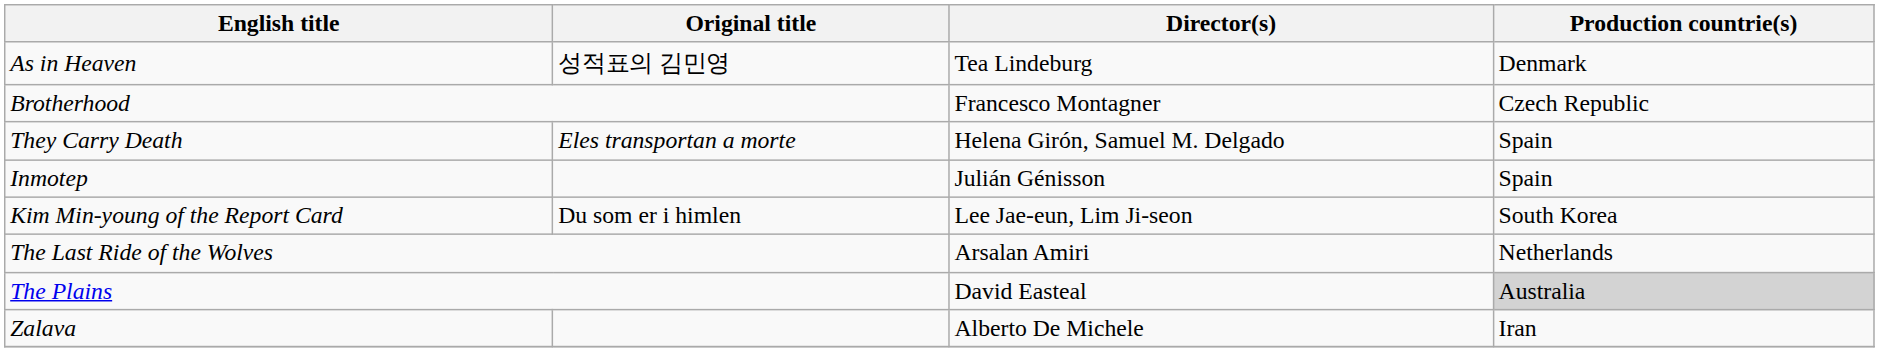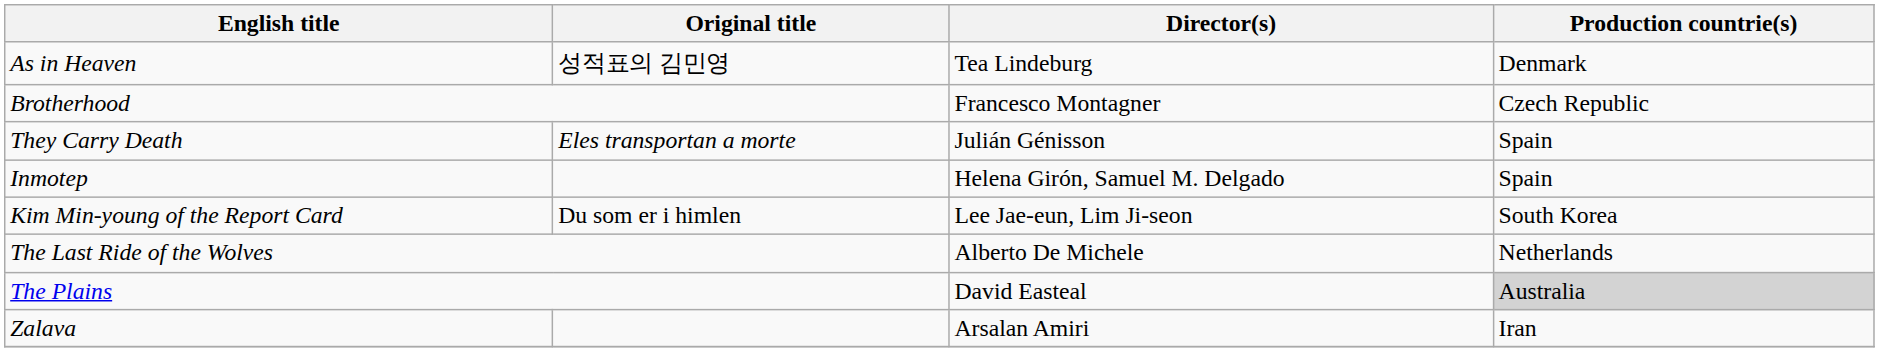(1120, 140) Helena Girón, Samuel M. Delgado -> (1030, 140) Julián Génisson
(1030, 177) Julián Génisson -> (1120, 177) Helena Girón, Samuel M. Delgado
(1022, 253) Arsalan Amiri -> (1049, 253) Alberto De Michele
(1049, 328) Alberto De Michele -> (1022, 328) Arsalan Amiri
